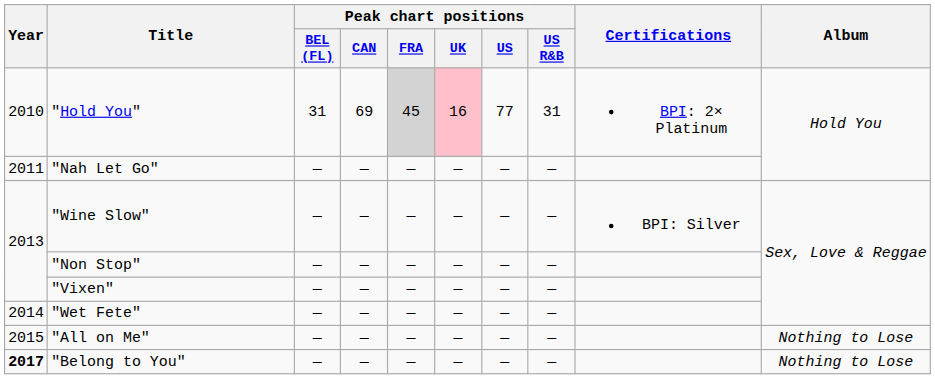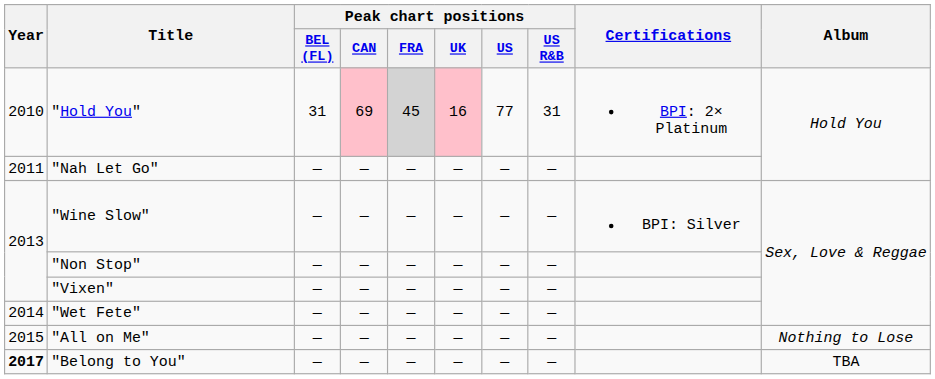(364, 112) no background -> (364, 112) pink background
(846, 362) Nothing to Lose -> (846, 362) TBA
